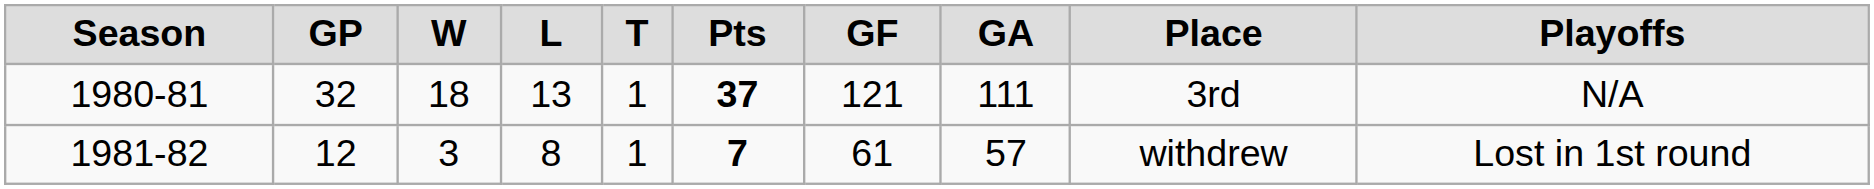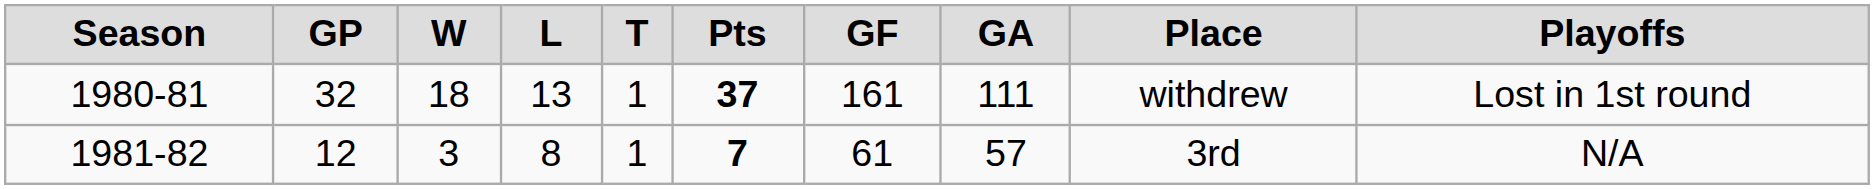(872, 93) 121 -> (872, 93) 161
(1214, 93) 3rd -> (1214, 93) withdrew
(1612, 93) N/A -> (1612, 93) Lost in 1st round
(1214, 153) withdrew -> (1214, 153) 3rd
(1612, 153) Lost in 1st round -> (1612, 153) N/A
